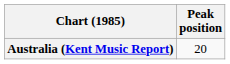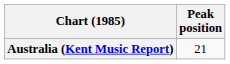(201, 48) 20 -> (201, 48) 21
